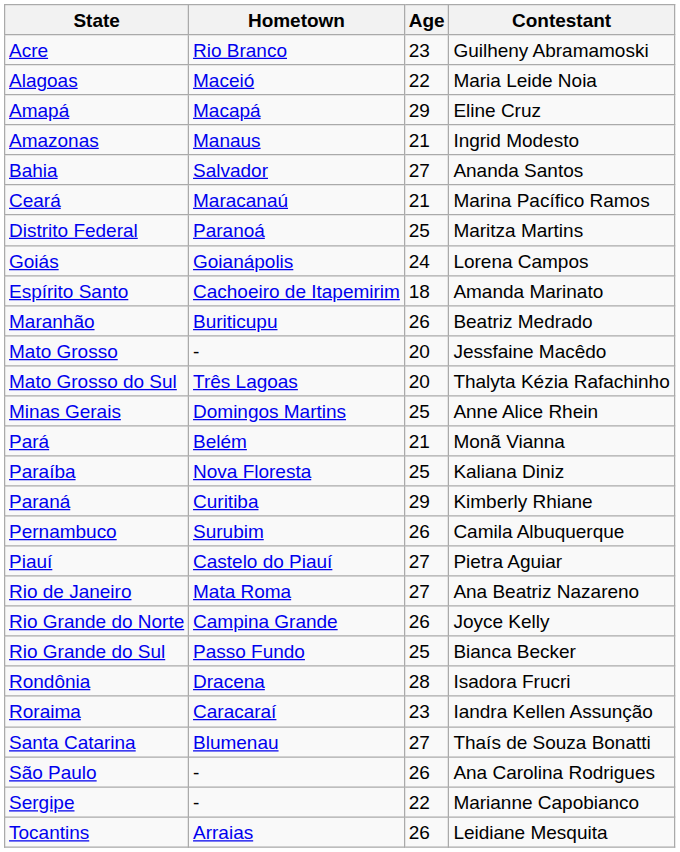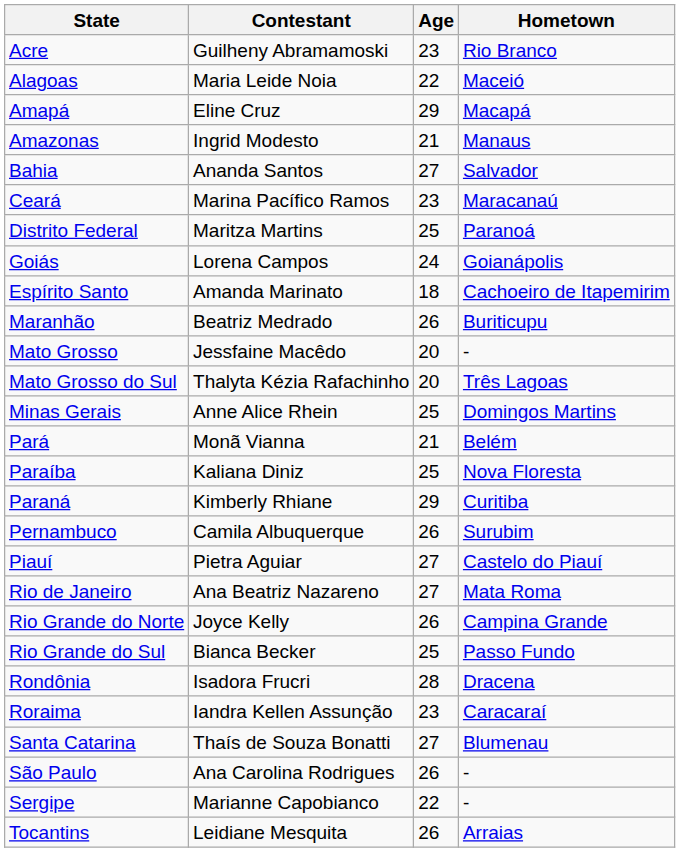columns swapped: (562, 20) <-> (296, 20)
(419, 200) 21 -> (429, 200) 23
